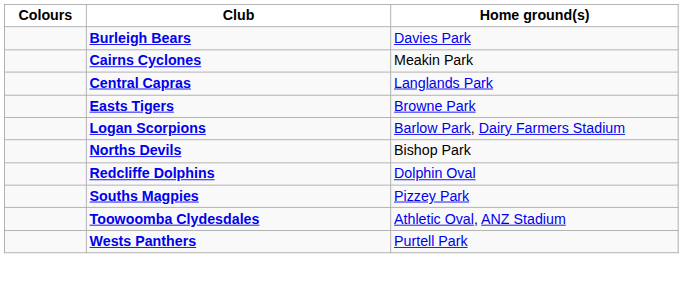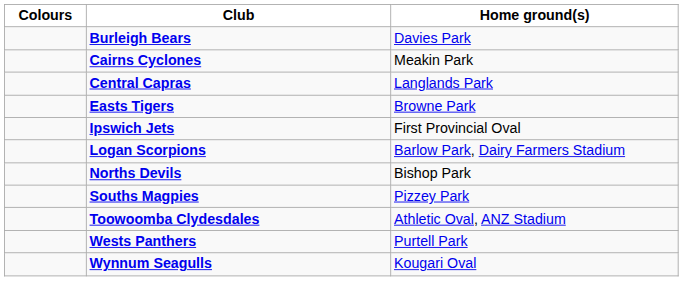+ row: (132, 128)
- row: (152, 173)
+ row: (151, 264)
